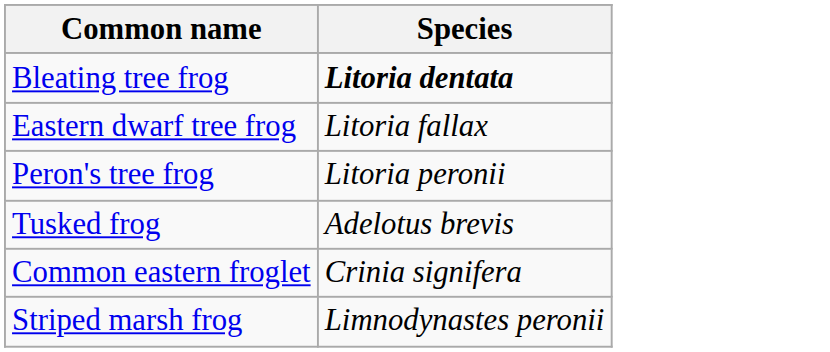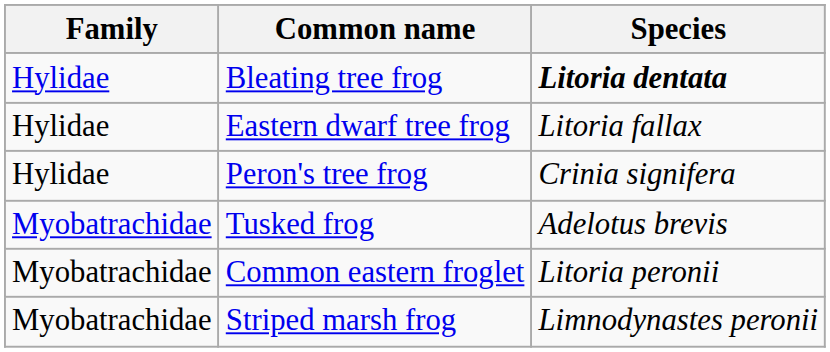+ column: (112, 28)
(415, 175) Litoria peronii -> (637, 175) Crinia signifera
(423, 272) Crinia signifera -> (629, 272) Litoria peronii
